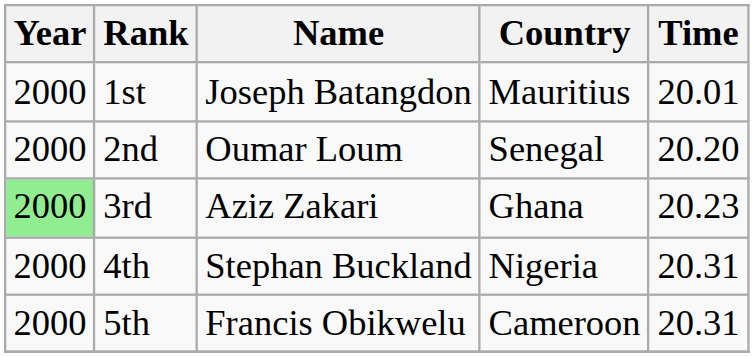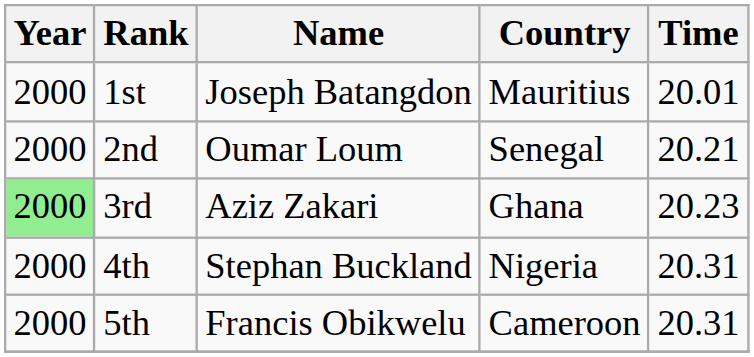(698, 149) 20.20 -> (698, 149) 20.21
